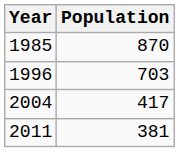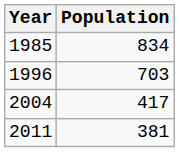(153, 47) 870 -> (153, 47) 834
